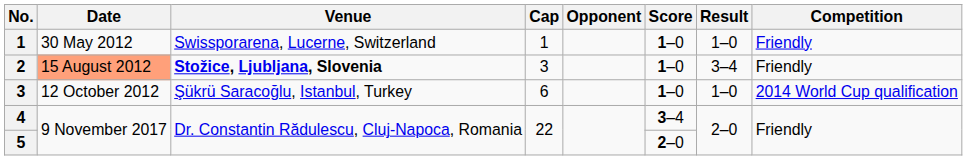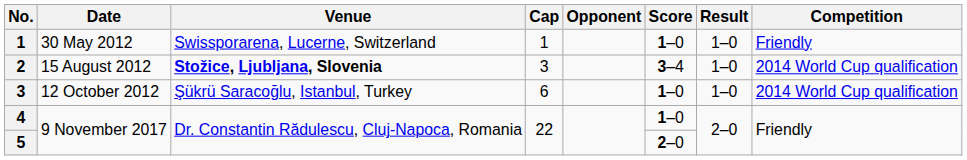(96, 67) lightsalmon background -> (96, 67) no background
(671, 67) 1–0 -> (671, 67) 3–4
(724, 67) 3–4 -> (724, 67) 1–0
(784, 67) Friendly -> (857, 67) 2014 World Cup qualification
(671, 117) 3–4 -> (671, 117) 1–0
